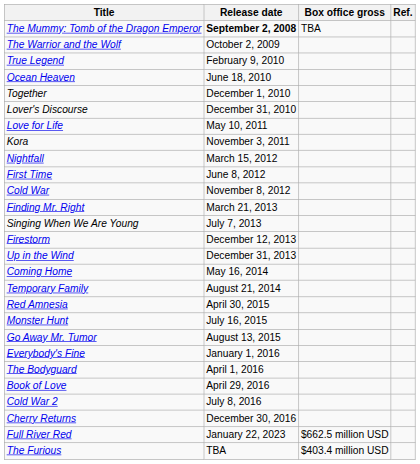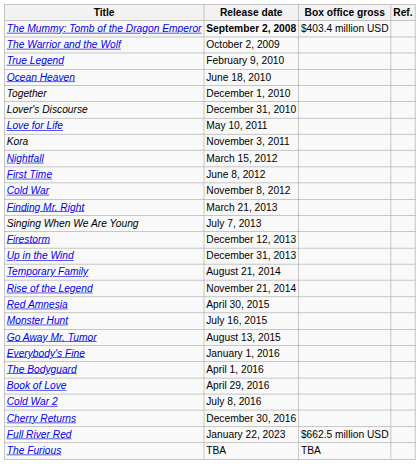(311, 28) TBA -> (345, 28) $403.4 million USD
- row: (39, 272)
+ row: (50, 288)
(345, 451) $403.4 million USD -> (311, 451) TBA
